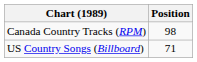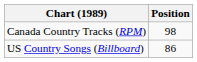(170, 48) 71 -> (170, 48) 86
